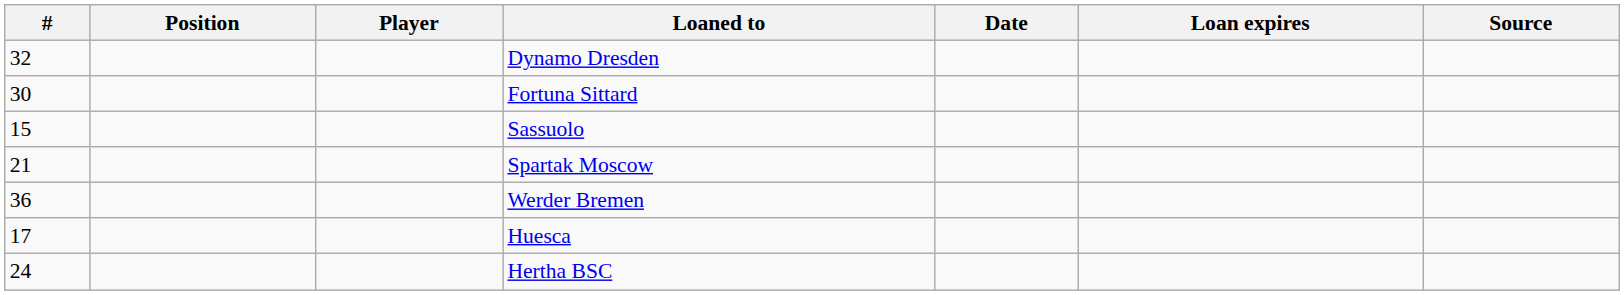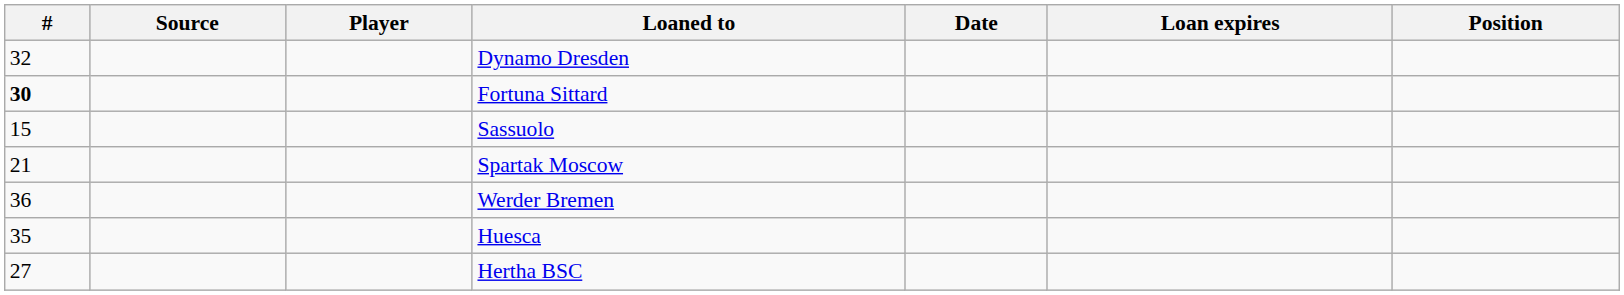columns swapped: (202, 22) <-> (1521, 22)
(21, 93) normal -> (21, 93) bold
(21, 236) 17 -> (21, 236) 35
(21, 271) 24 -> (21, 271) 27
